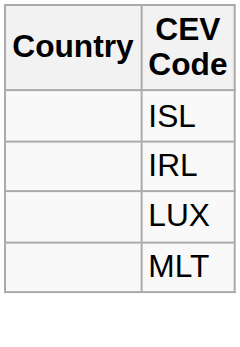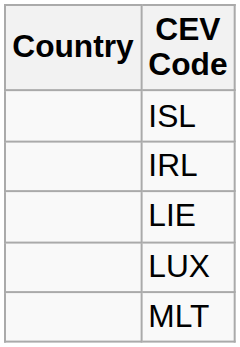+ row: (172, 215)
